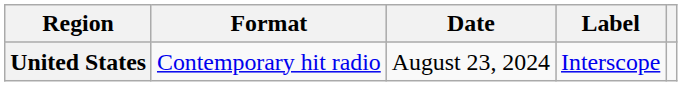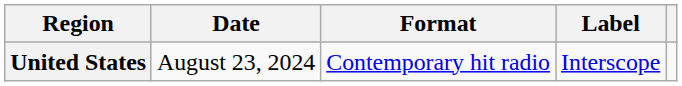columns swapped: (471, 23) <-> (269, 23)
